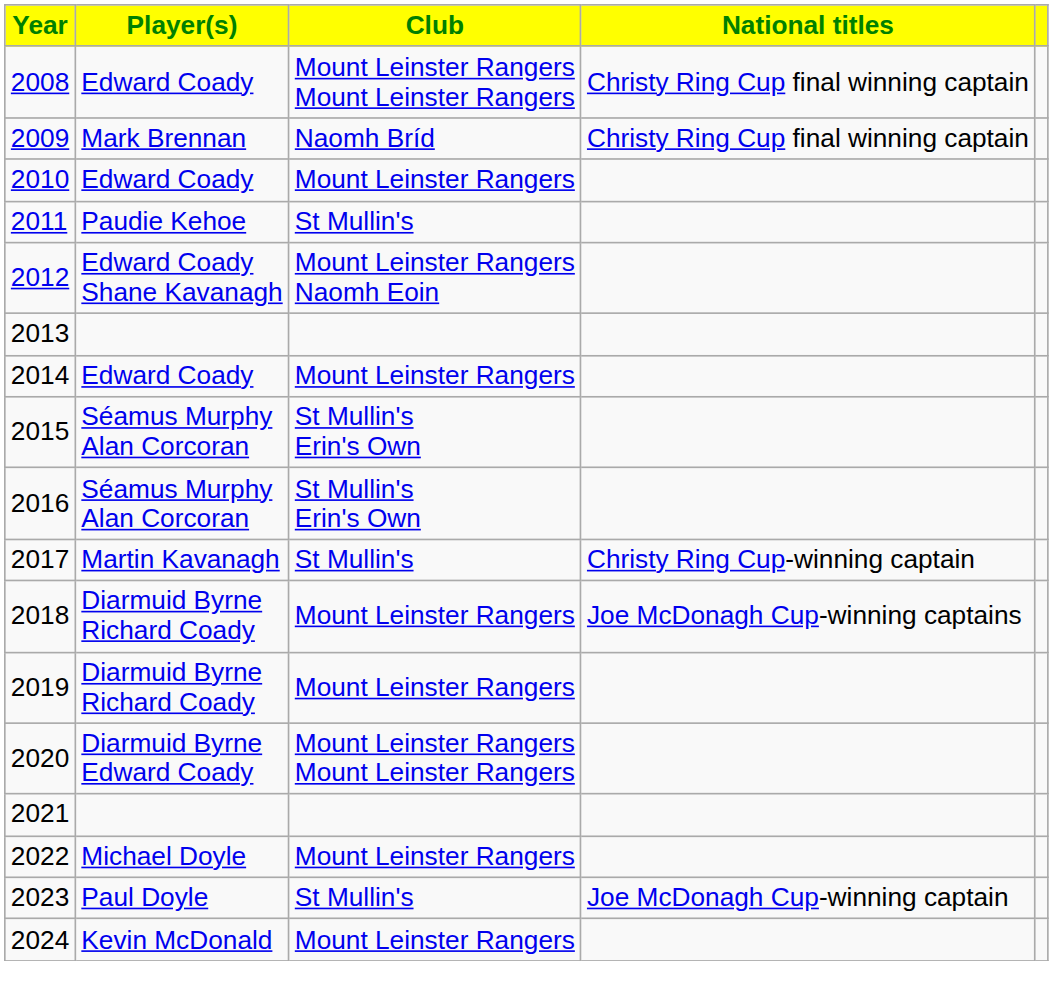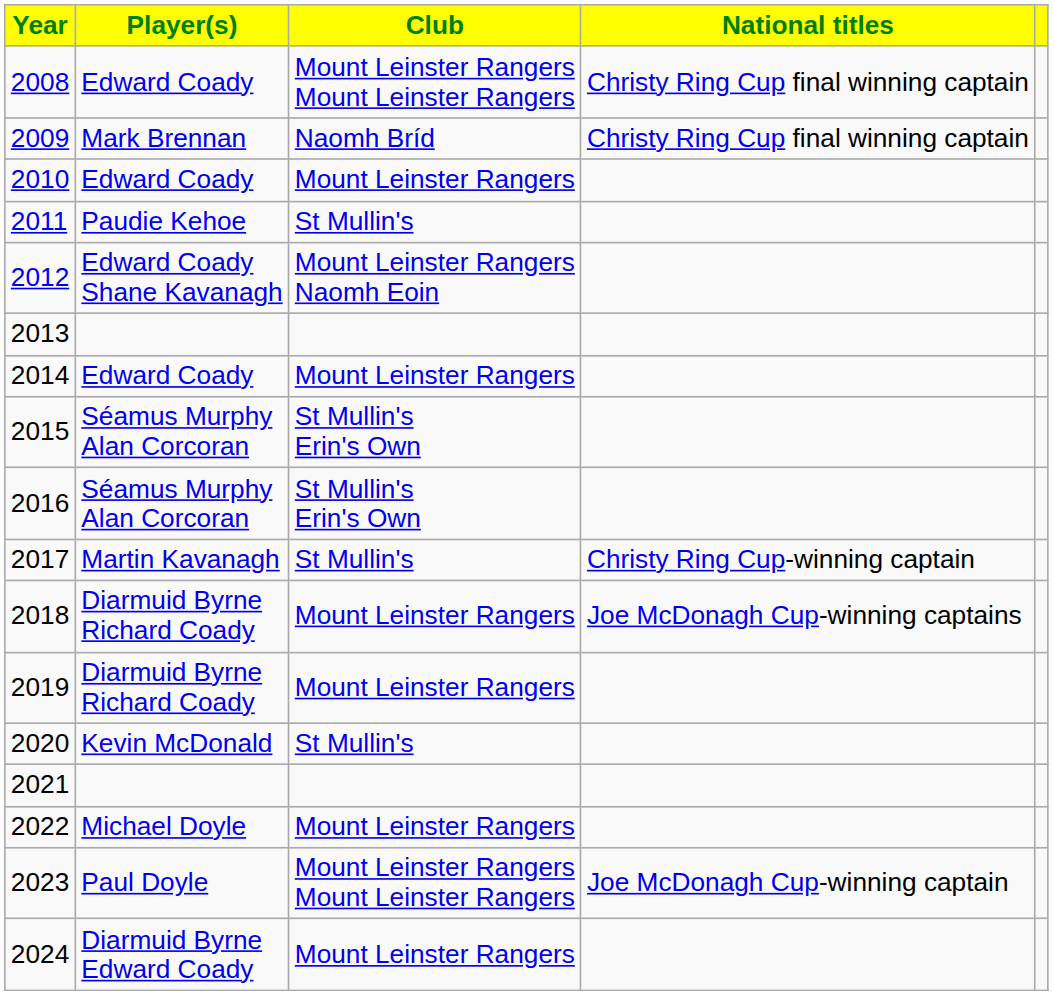(172, 758) Diarmuid Byrne Edward Coady -> (177, 743) Kevin McDonald
(435, 758) Mount Leinster Rangers Mount Leinster Rangers -> (354, 743) St Mullin's
(354, 897) St Mullin's -> (435, 883) Mount Leinster Rangers Mount Leinster Rangers
(177, 939) Kevin McDonald -> (172, 954) Diarmuid Byrne Edward Coady
